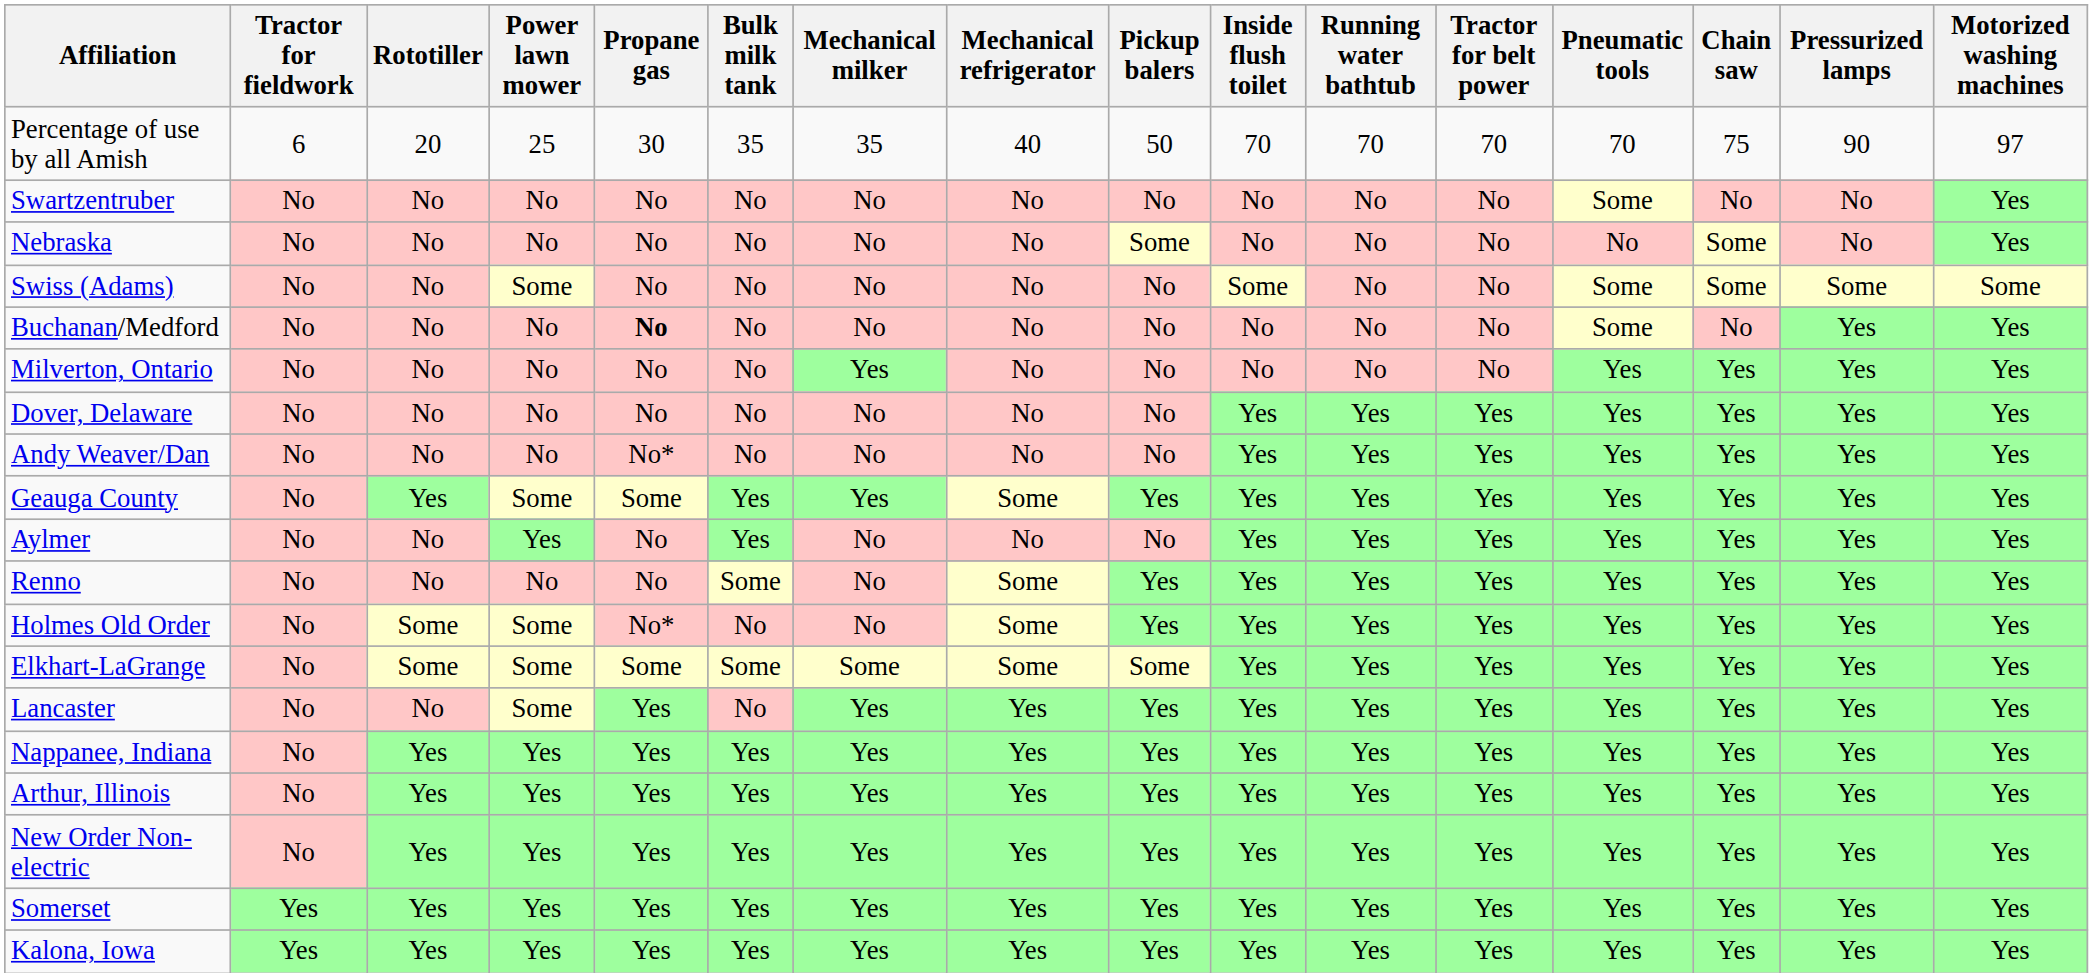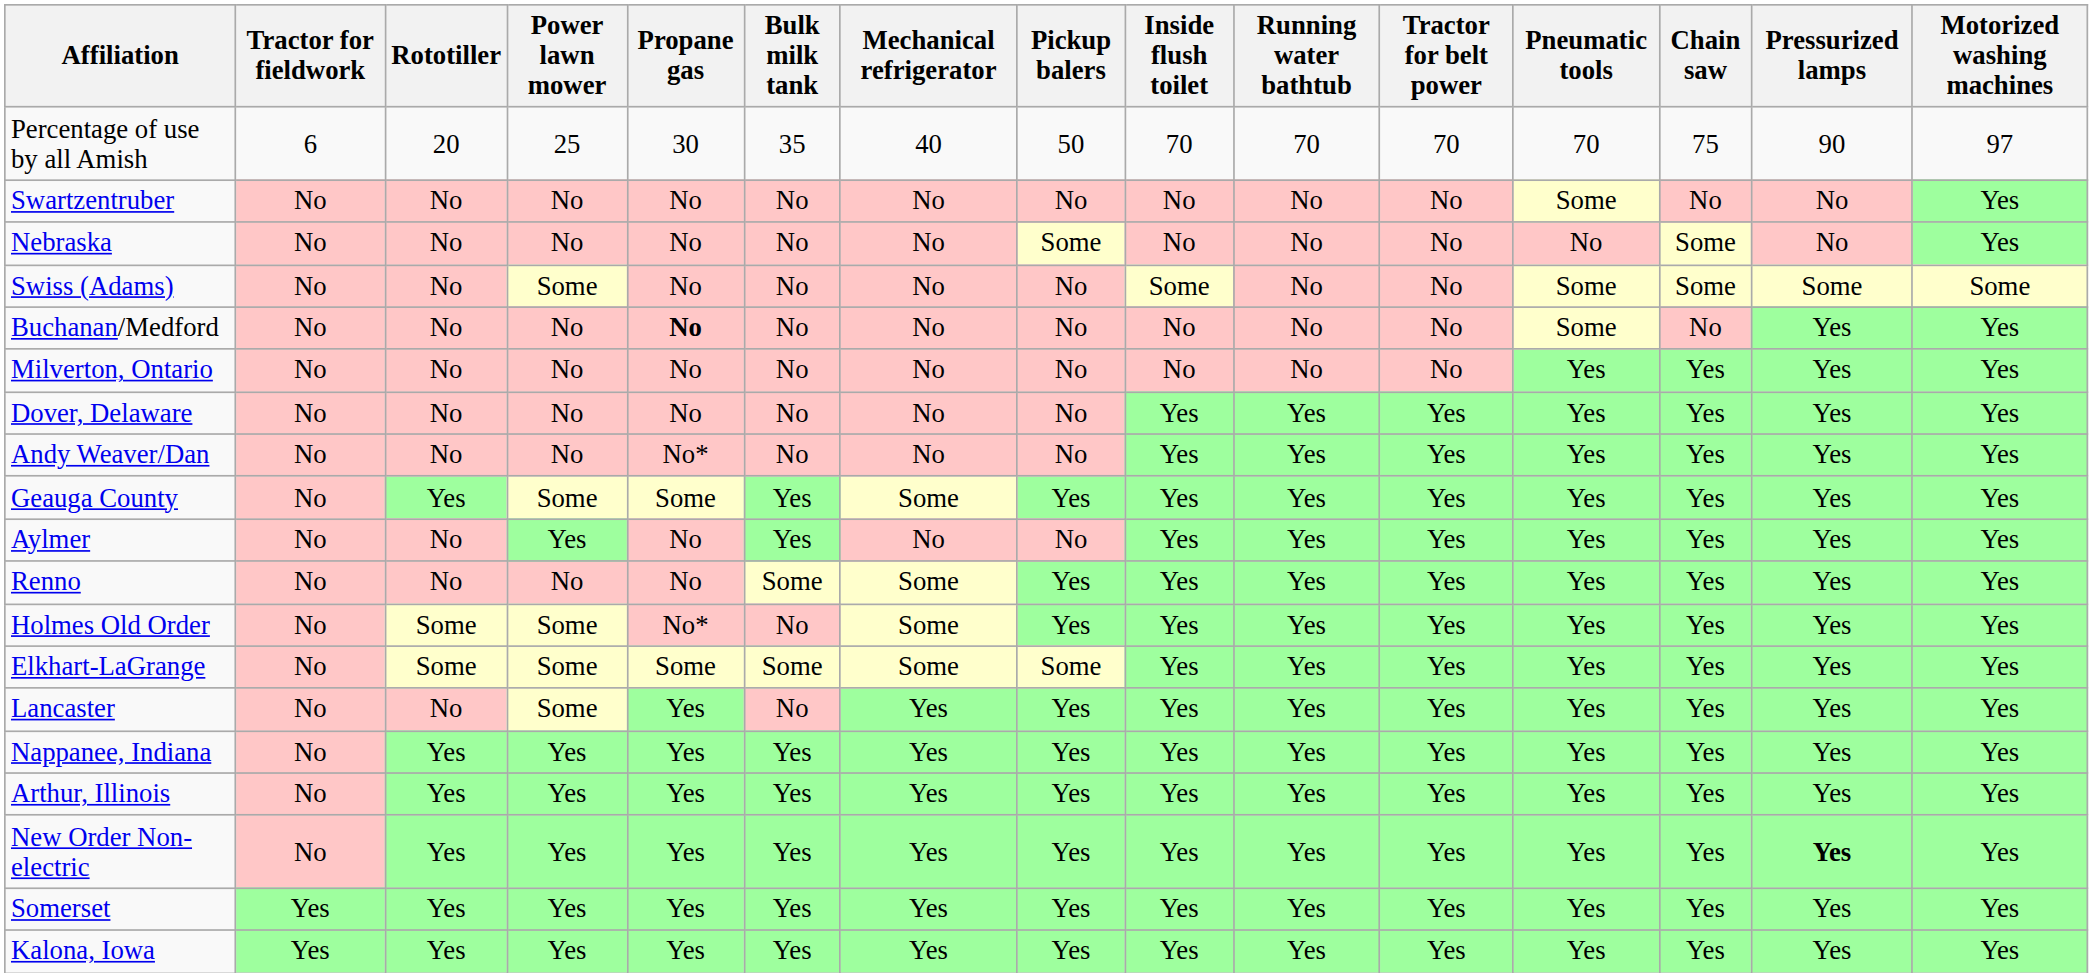- column: (870, 55)
(1857, 851) normal -> (1832, 851) bold
